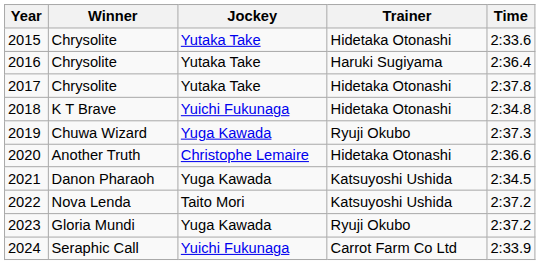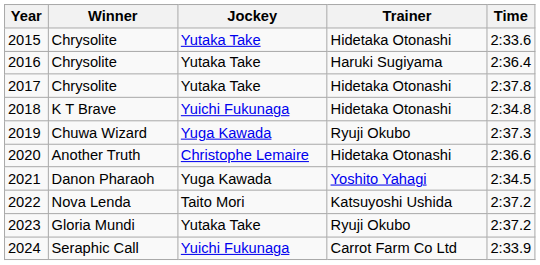(391, 179) Katsuyoshi Ushida -> (379, 179) Yoshito Yahagi
(226, 225) Yuga Kawada -> (221, 225) Yutaka Take
